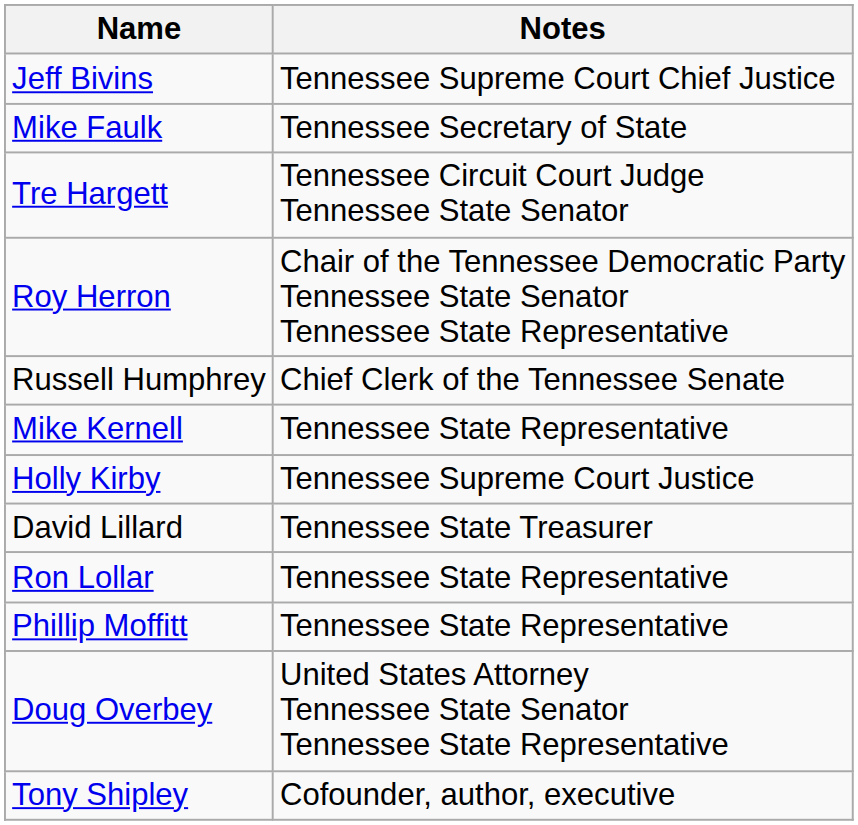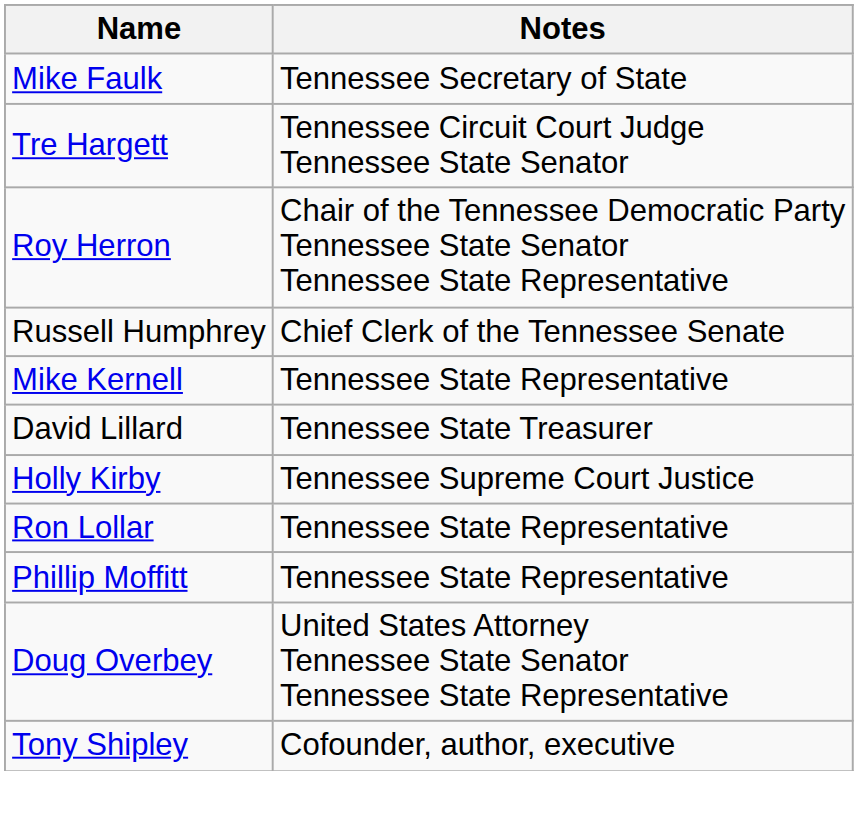- row: (83, 78)
rows swapped: (86, 478) <-> (98, 527)
